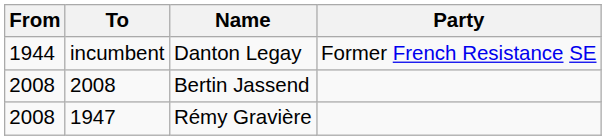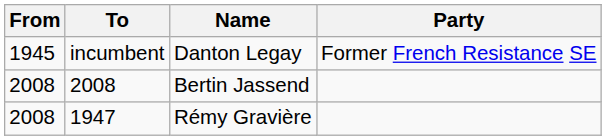(32, 53) 1944 -> (32, 53) 1945
